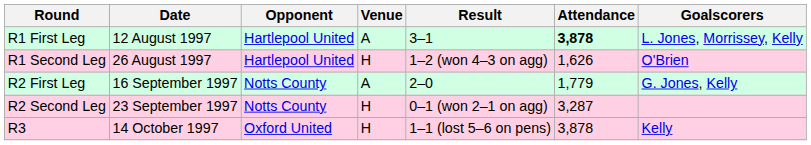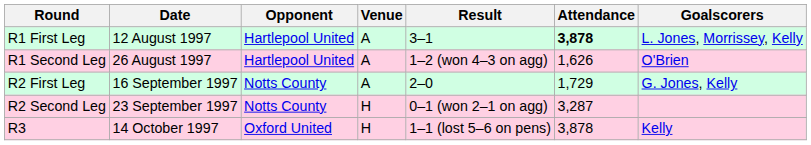(366, 60) H -> (365, 60) A
(575, 83) 1,779 -> (575, 83) 1,729
